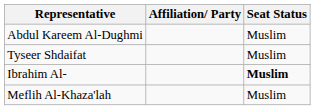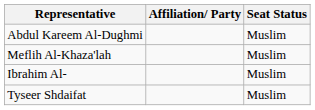rows swapped: (47, 54) <-> (59, 94)
(268, 74) bold -> (266, 74) normal
